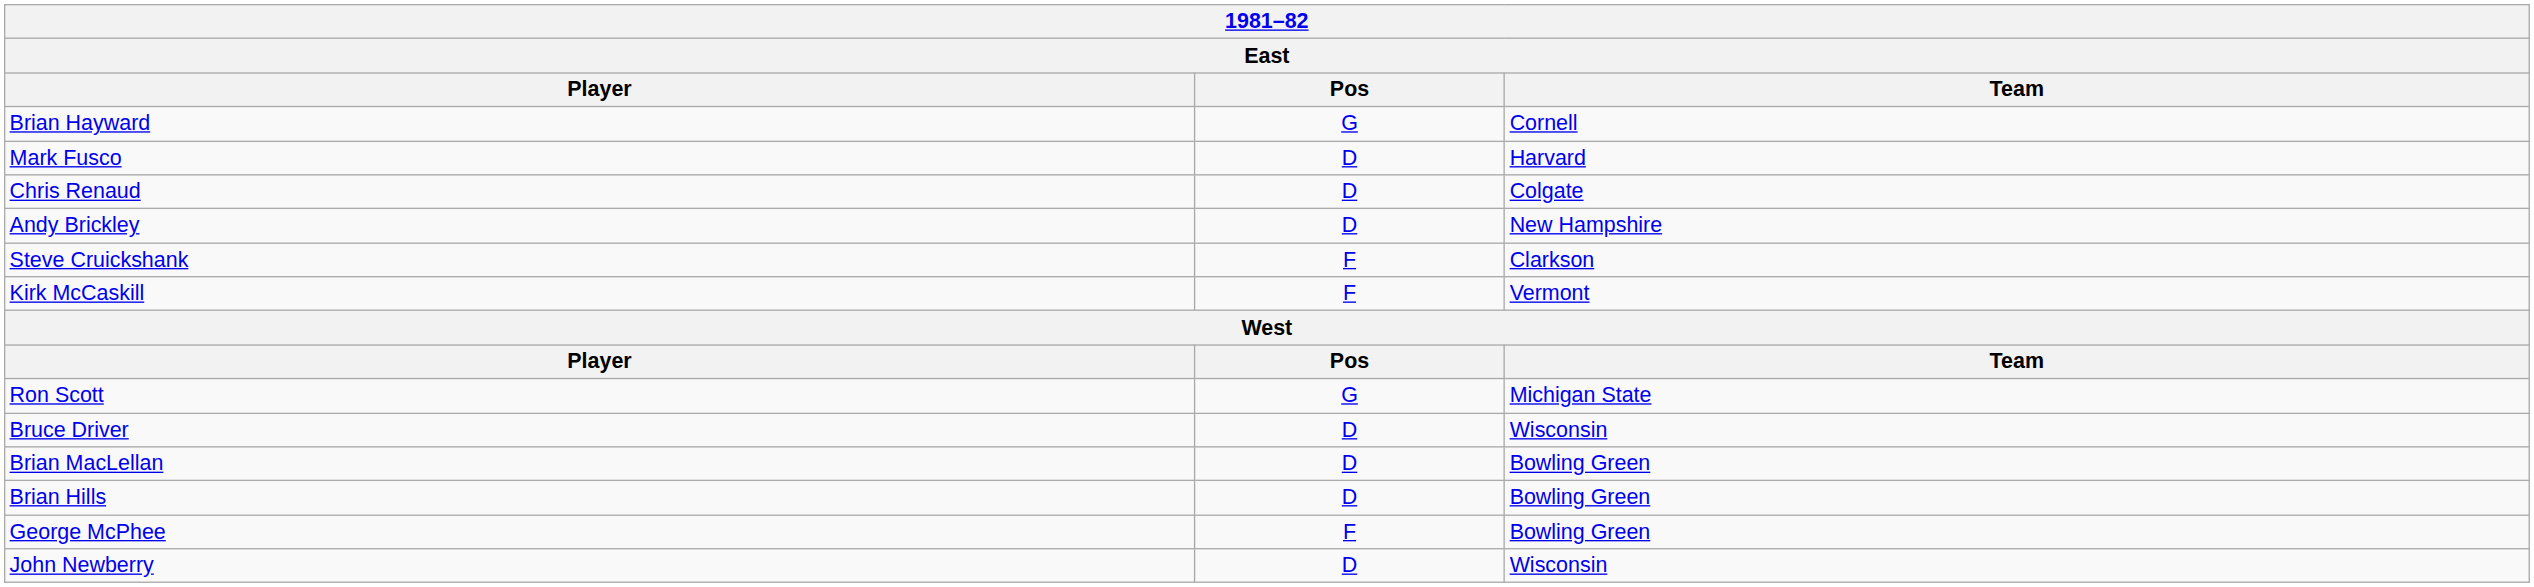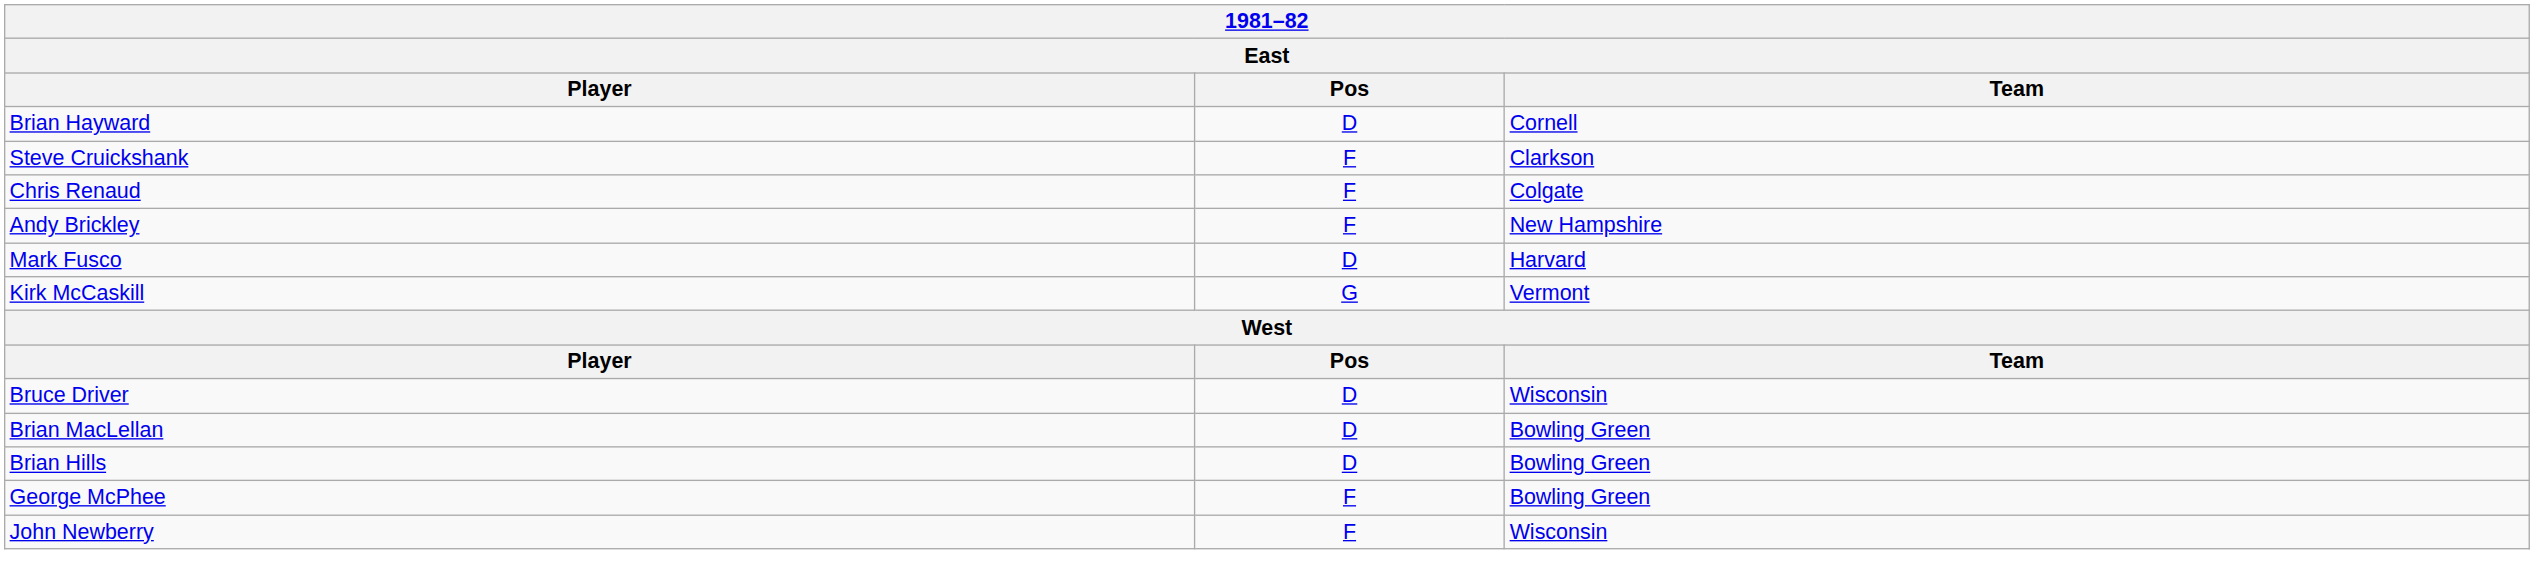(1350, 123) G -> (1350, 123) D
rows swapped: (66, 157) <-> (99, 259)
(1350, 191) D -> (1350, 191) F
(1350, 225) D -> (1350, 225) F
(1350, 293) F -> (1350, 293) G
- row: (57, 395)
(1350, 565) D -> (1350, 531) F
